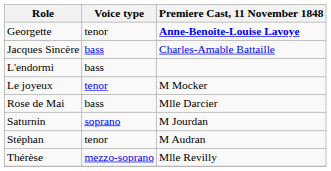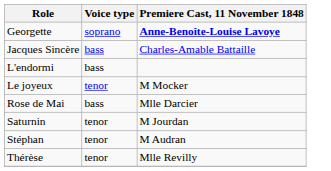(96, 31) tenor -> (102, 31) soprano
(102, 121) soprano -> (96, 121) tenor
(119, 157) mezzo-soprano -> (96, 157) tenor
